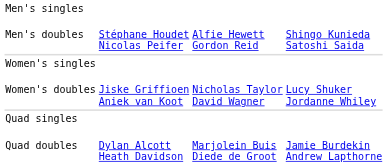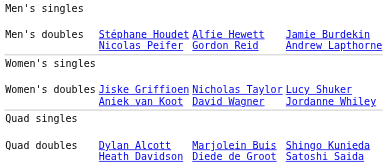(328, 40) Shingo Kunieda Satoshi Saida -> (334, 40) Jamie Burdekin Andrew Lapthorne
(334, 151) Jamie Burdekin Andrew Lapthorne -> (328, 151) Shingo Kunieda Satoshi Saida
